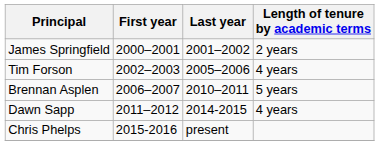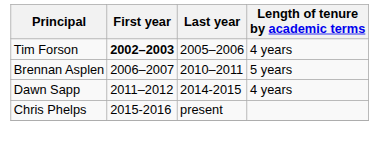- row: (59, 49)
(148, 69) normal -> (142, 49) bold
